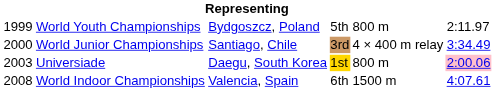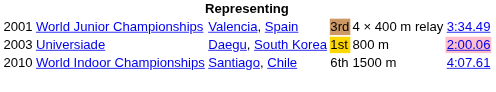- row: (118, 26)
(18, 45) 2000 -> (18, 26) 2001
(253, 45) Santiago, Chile -> (253, 26) Valencia, Spain
(18, 81) 2008 -> (18, 63) 2010
(253, 81) Valencia, Spain -> (253, 63) Santiago, Chile
